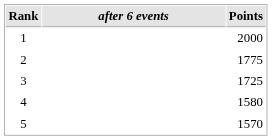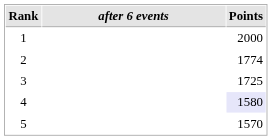(250, 59) 1775 -> (250, 59) 1774
(250, 102) no background -> (250, 102) lavender background
